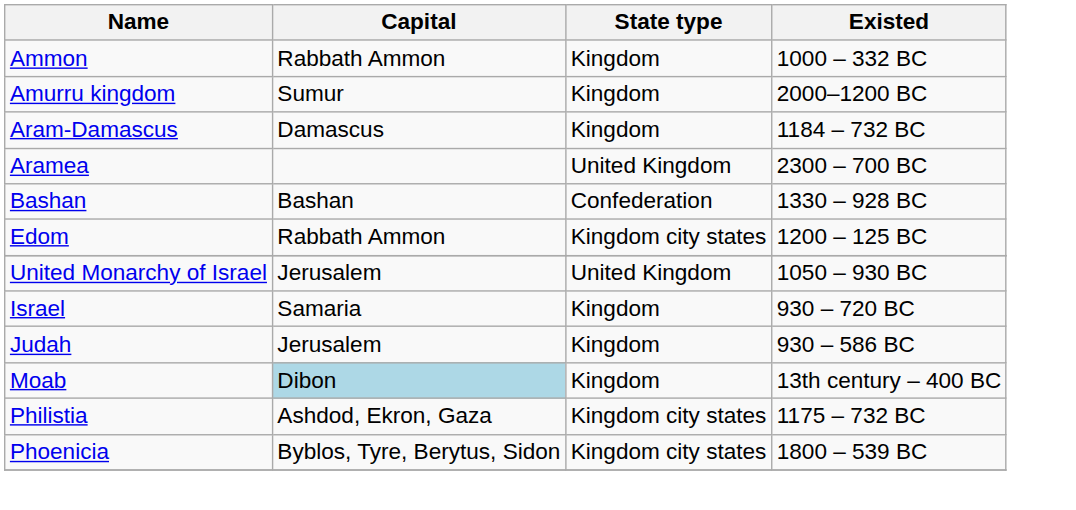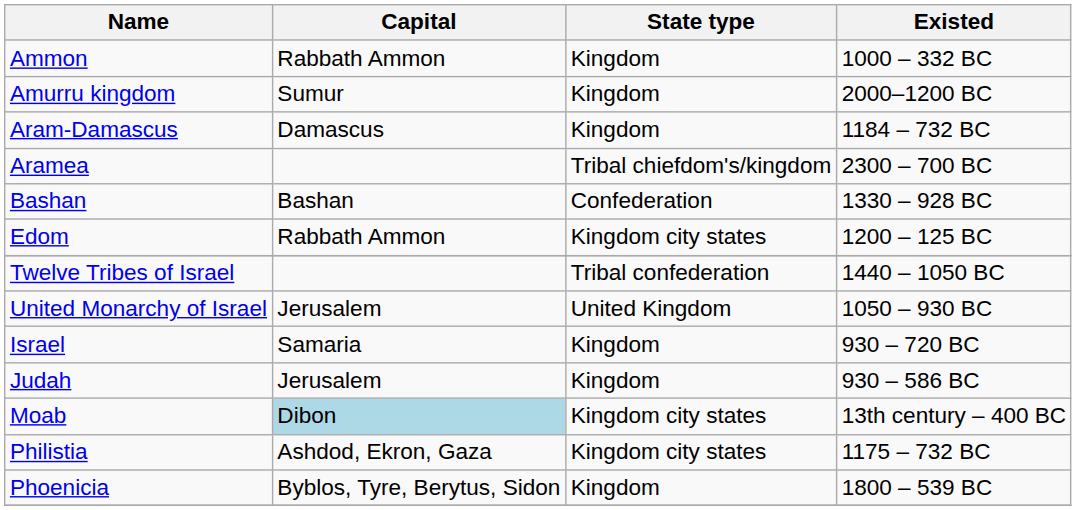(651, 165) United Kingdom -> (701, 165) Tribal chiefdom's/kingdom
+ row: (122, 272)
(615, 380) Kingdom -> (669, 415) Kingdom city states
(669, 451) Kingdom city states -> (615, 487) Kingdom
